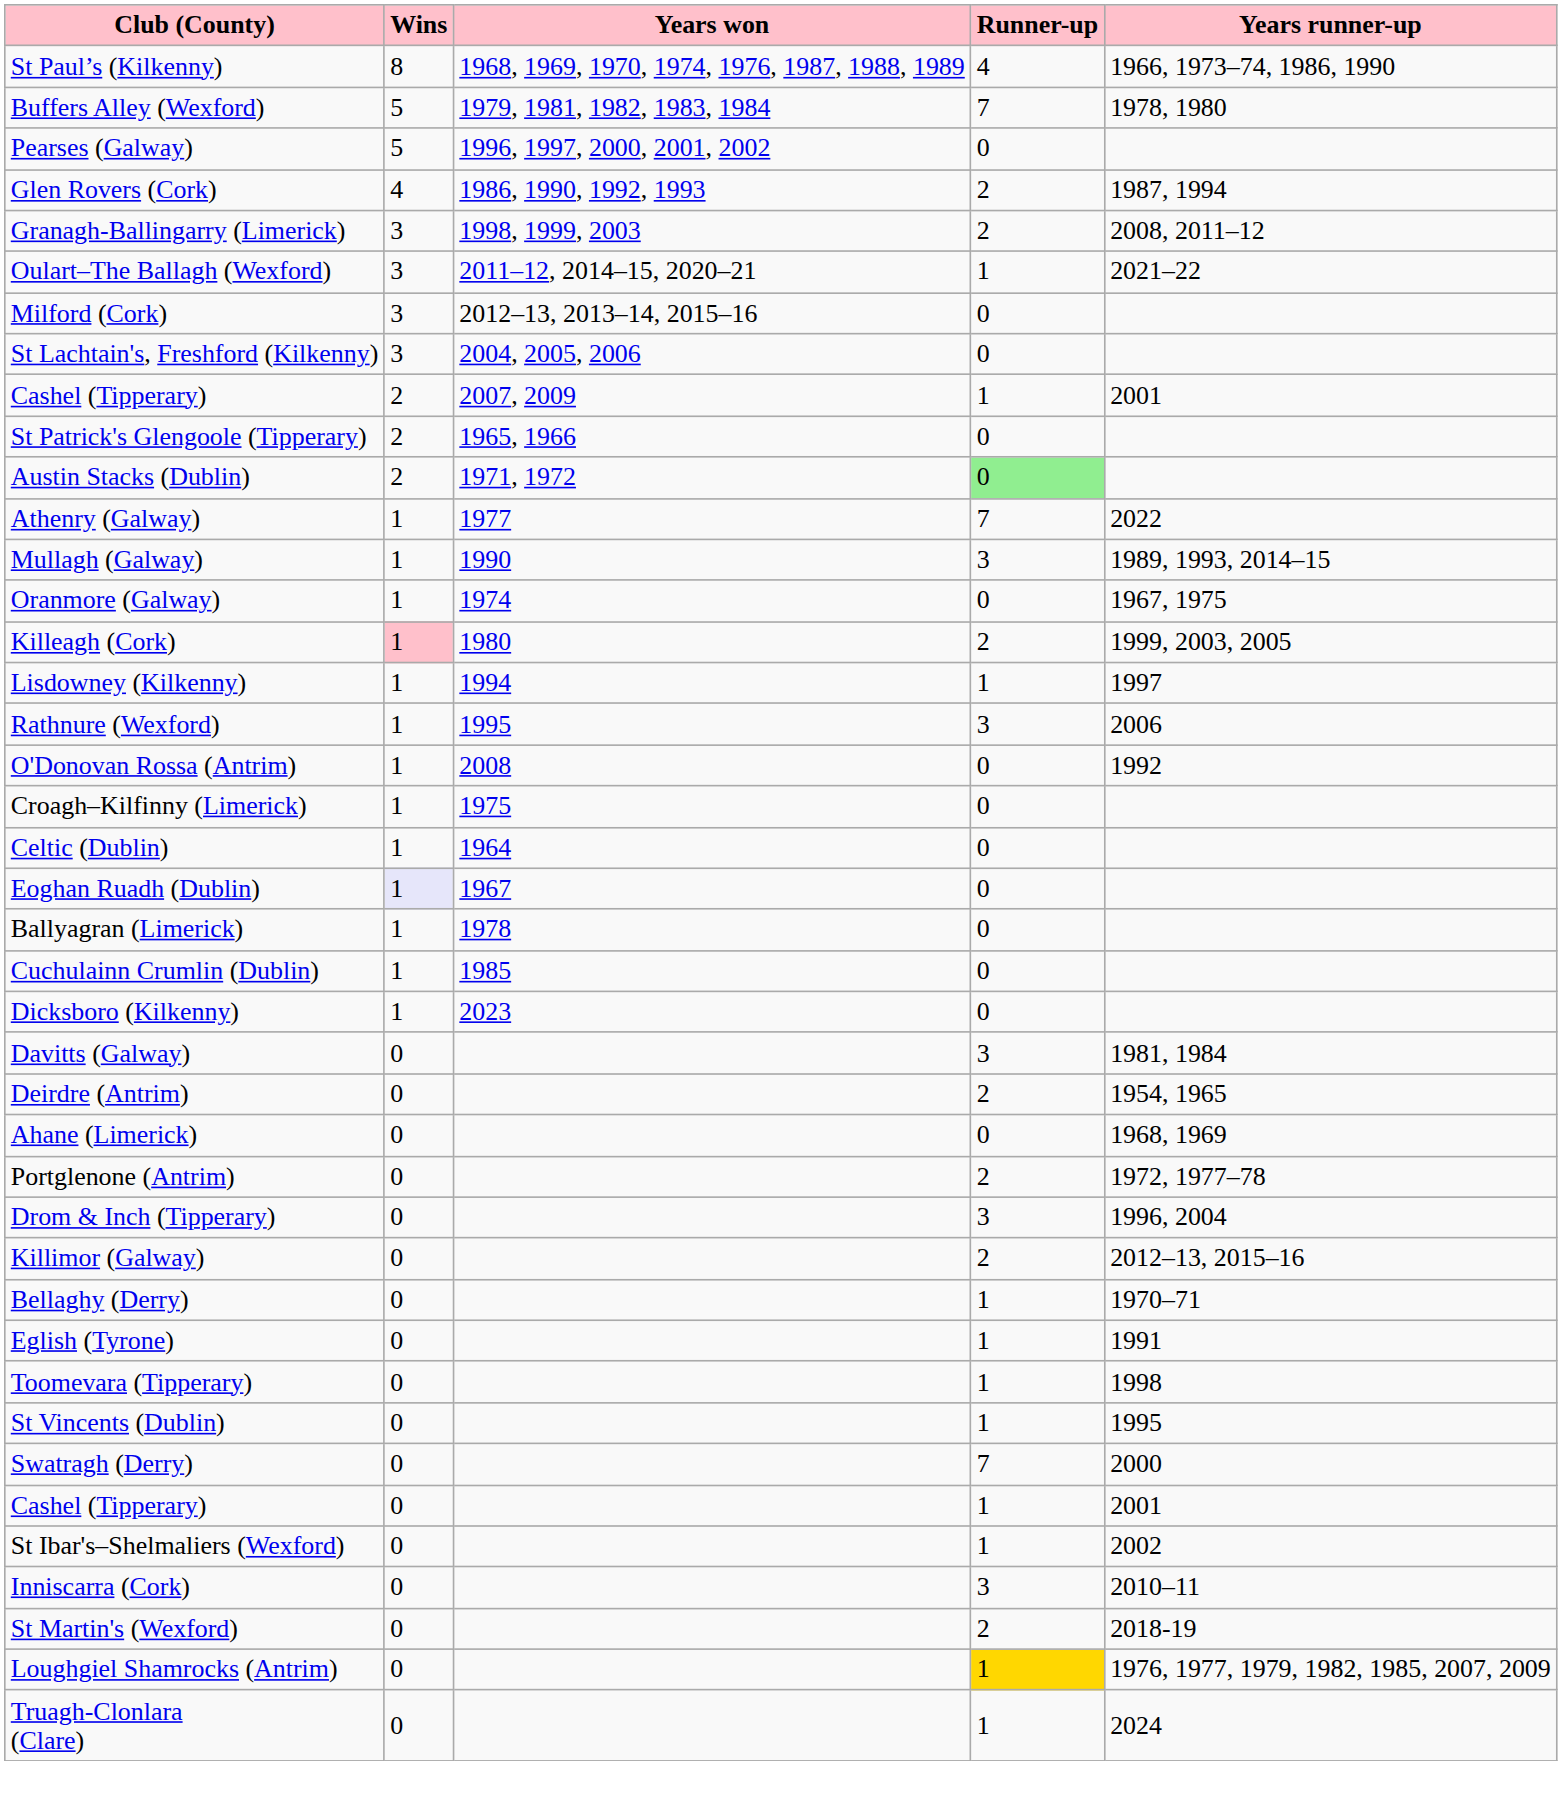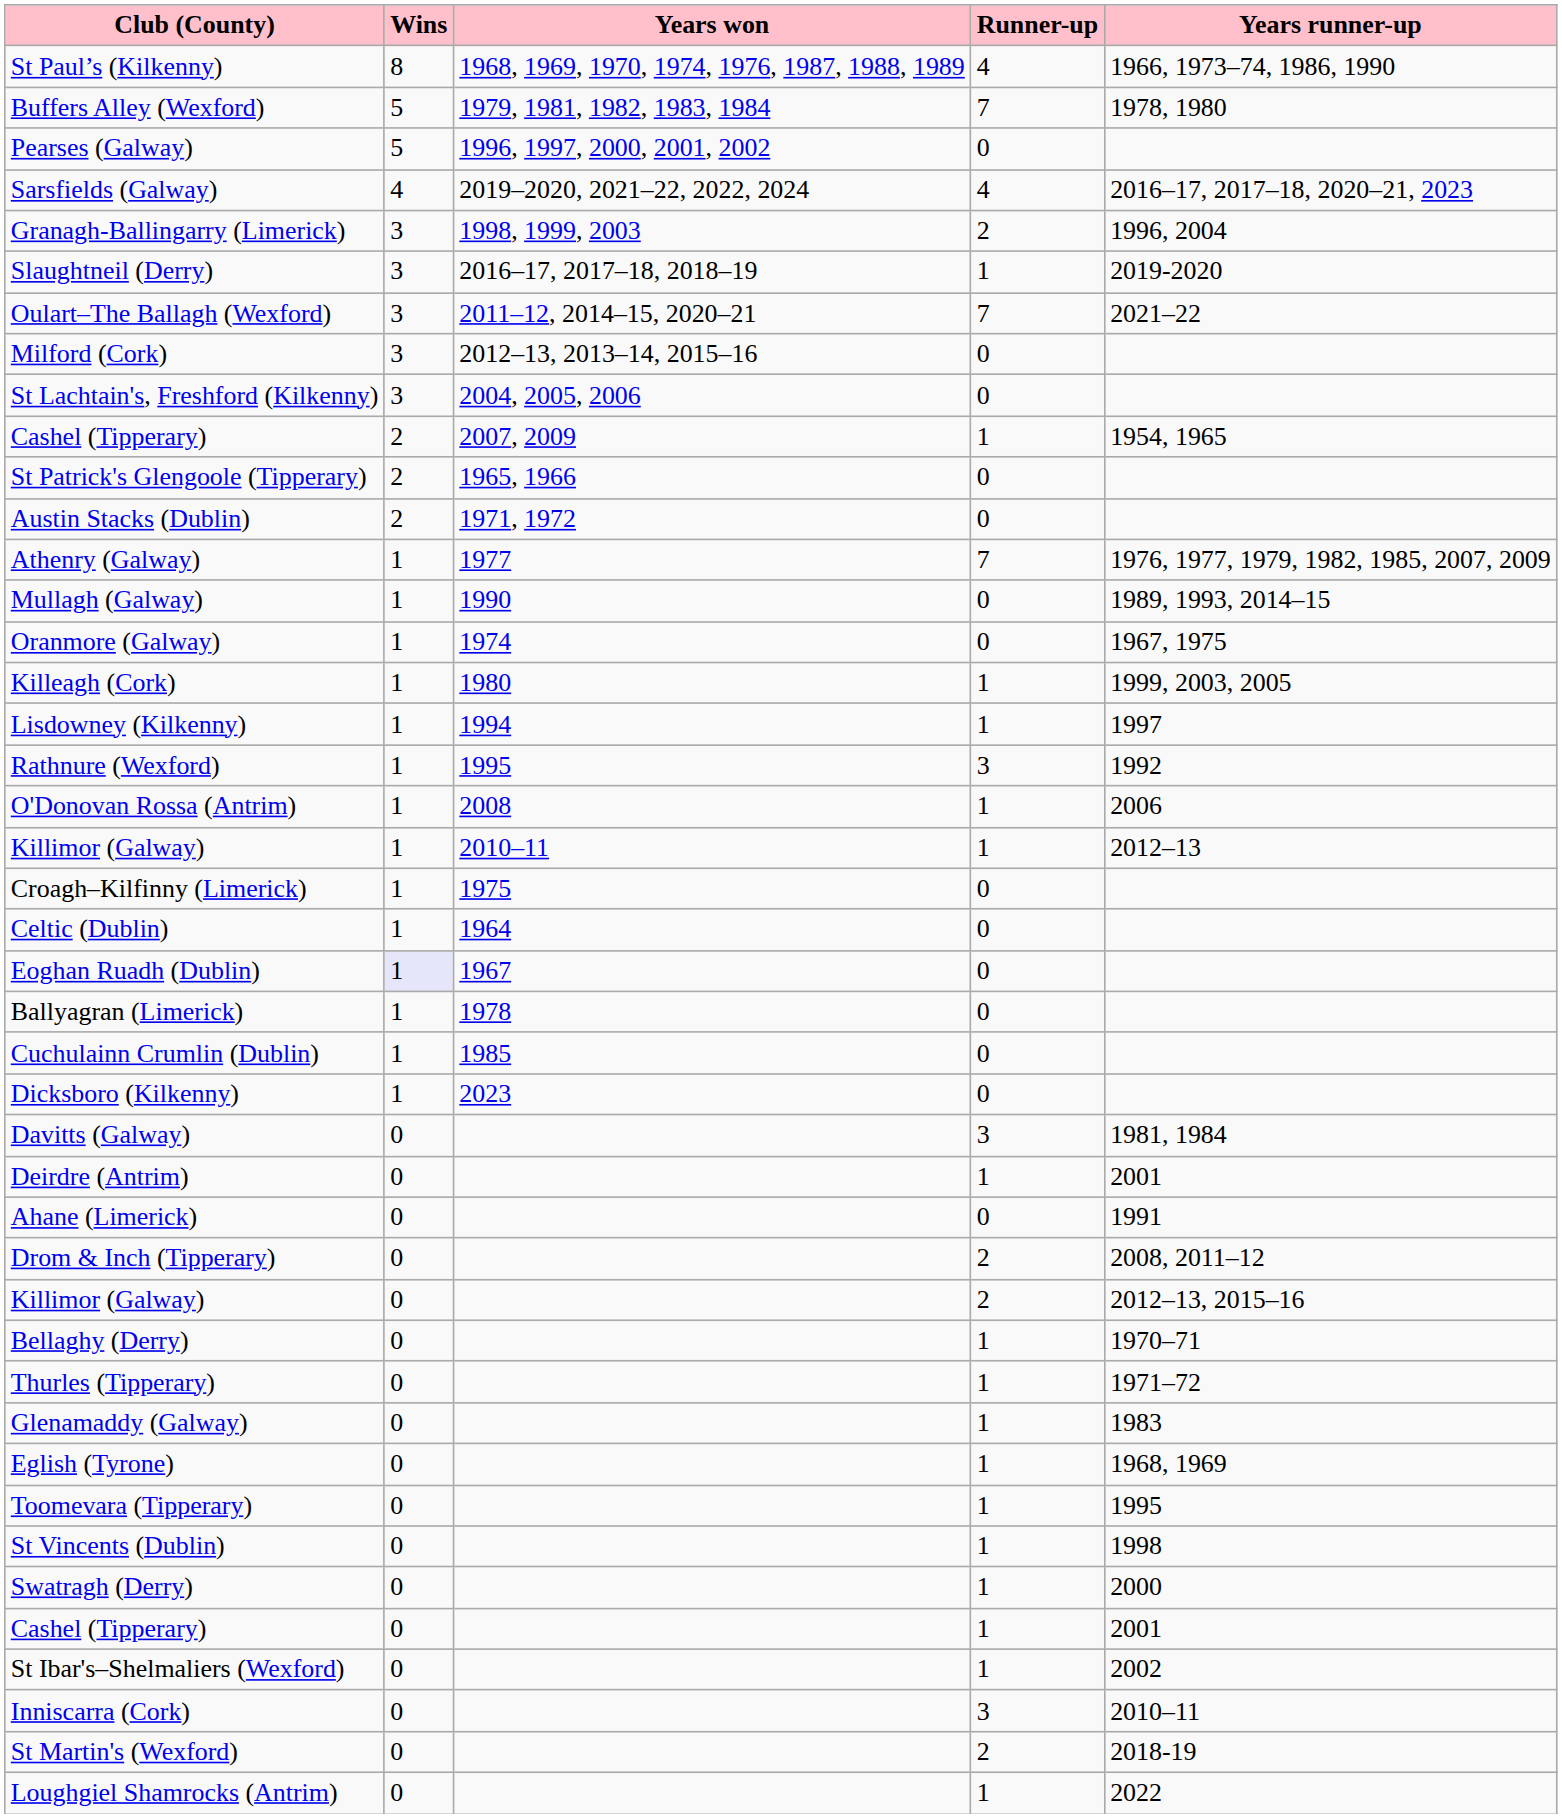- row: (114, 189)
+ row: (114, 189)
(1187, 230) 2008, 2011–12 -> (1168, 230) 1996, 2004
+ row: (112, 271)
(983, 271) 1 -> (983, 312) 7
(1136, 395) 2001 -> (1168, 436) 1954, 1965
(983, 477) lightgreen background -> (983, 518) no background
(1136, 518) 2022 -> (1330, 559) 1976, 1977, 1979, 1982, 1985, 2007, 2009
(983, 559) 3 -> (983, 600) 0
(397, 641) pink background -> (397, 682) no background
(983, 641) 2 -> (983, 682) 1
(1136, 723) 2006 -> (1136, 764) 1992
(983, 764) 0 -> (983, 806) 1
(1136, 764) 1992 -> (1136, 806) 2006
+ row: (108, 847)
(983, 1093) 2 -> (983, 1176) 1
(1168, 1093) 1954, 1965 -> (1136, 1176) 2001
(1168, 1134) 1968, 1969 -> (1136, 1217) 1991
- row: (123, 1176)
(983, 1217) 3 -> (983, 1258) 2
(1168, 1217) 1996, 2004 -> (1187, 1258) 2008, 2011–12
+ row: (113, 1381)
+ row: (129, 1422)
(1136, 1340) 1991 -> (1168, 1463) 1968, 1969
(1136, 1381) 1998 -> (1136, 1504) 1995
(1136, 1422) 1995 -> (1136, 1546) 1998
(983, 1463) 7 -> (983, 1587) 1
(983, 1669) gold background -> (983, 1792) no background
(1330, 1669) 1976, 1977, 1979, 1982, 1985, 2007, 2009 -> (1136, 1792) 2022
- row: (97, 1725)
